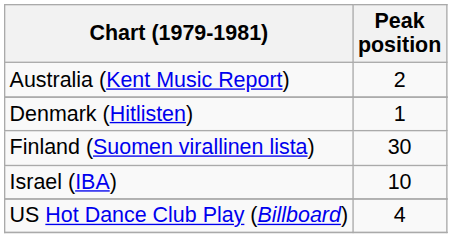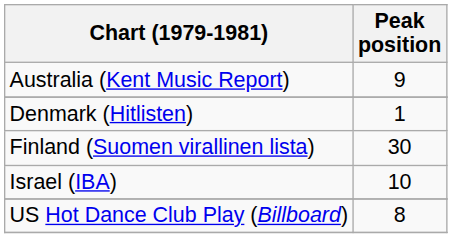(400, 79) 2 -> (400, 79) 9
(400, 215) 4 -> (400, 215) 8
